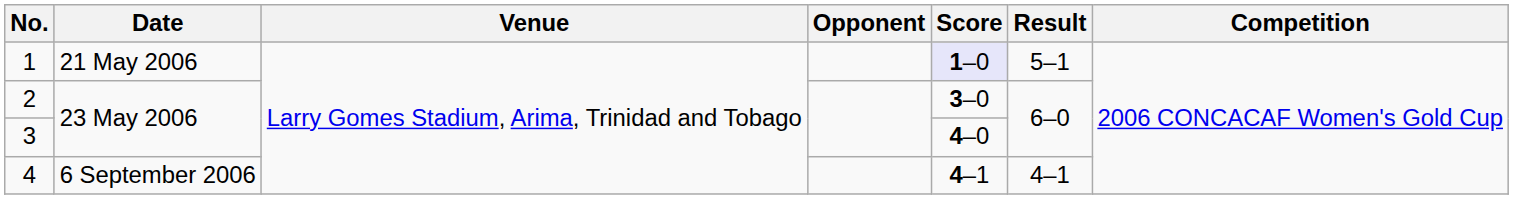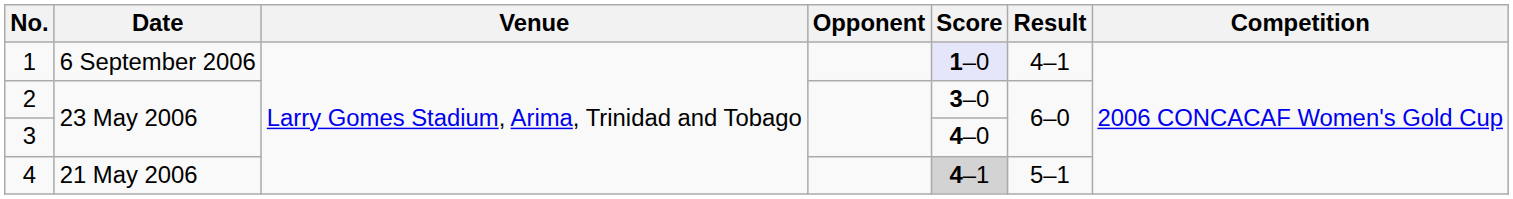(129, 61) 21 May 2006 -> (158, 61) 6 September 2006
(1050, 61) 5–1 -> (1050, 61) 4–1
(158, 174) 6 September 2006 -> (129, 174) 21 May 2006
(969, 174) no background -> (969, 174) lightgrey background
(1050, 174) 4–1 -> (1050, 174) 5–1
